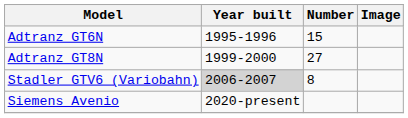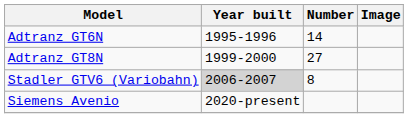(315, 37) 15 -> (315, 37) 14
